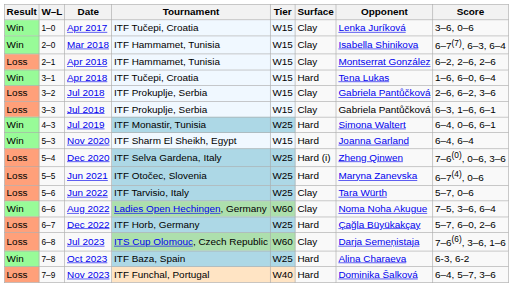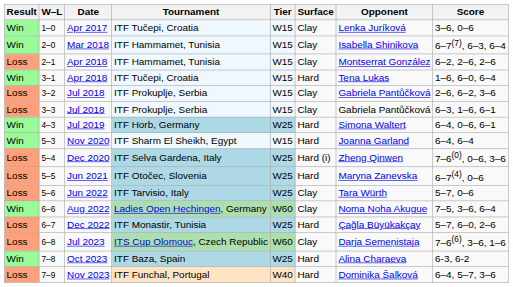(160, 125) ITF Monastir, Tunisia -> (157, 125) ITF Horb, Germany
(157, 224) ITF Horb, Germany -> (160, 224) ITF Monastir, Tunisia
